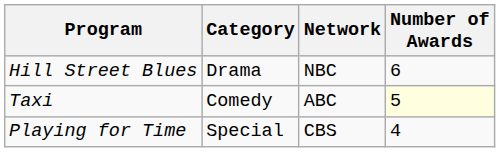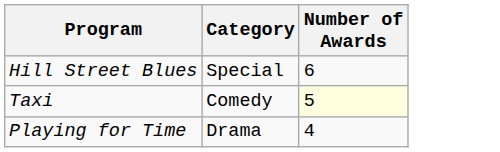- column: (342, 30)
(234, 71) Drama -> (245, 71) Special
(245, 131) Special -> (234, 131) Drama
